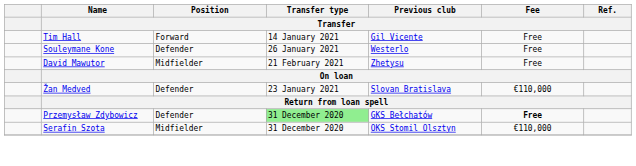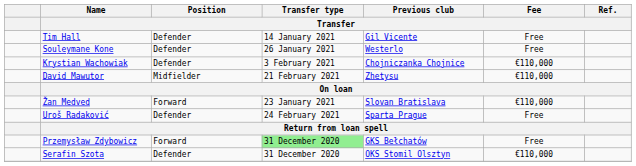(172, 37) Forward -> (172, 37) Defender
+ row: (85, 63)
(533, 63) Free -> (534, 76) €110,000
(174, 89) Defender -> (170, 102) Forward
+ row: (76, 115)
(174, 115) Defender -> (170, 142) Forward
(533, 115) bold -> (534, 142) normal
(179, 129) Midfielder -> (172, 155) Defender
